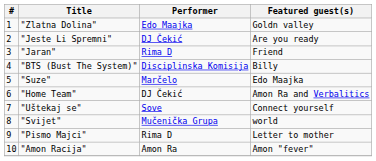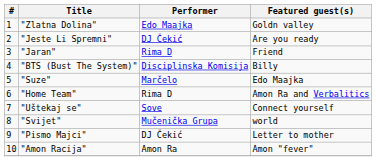(162, 94) DJ Čekić -> (157, 94) Rima D
(157, 135) Rima D -> (162, 135) DJ Čekić
